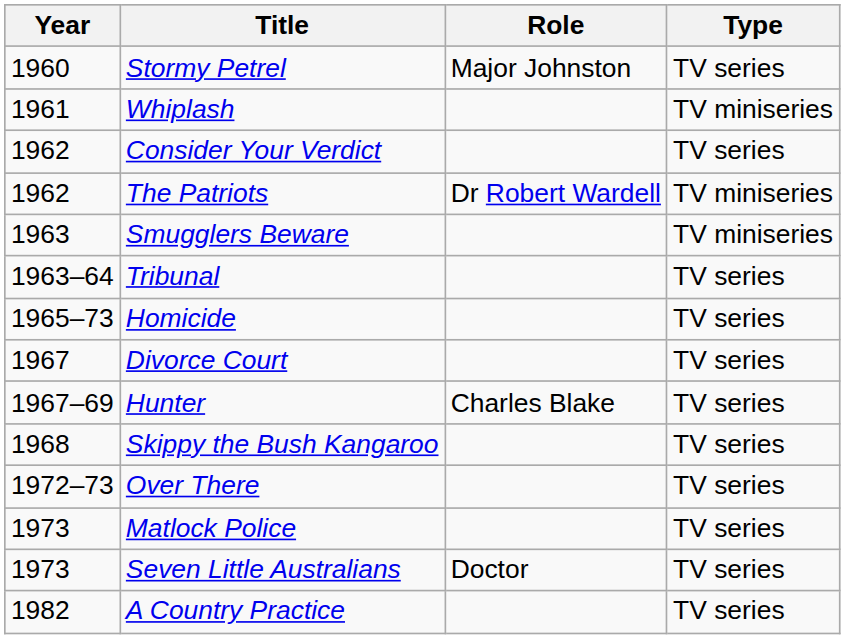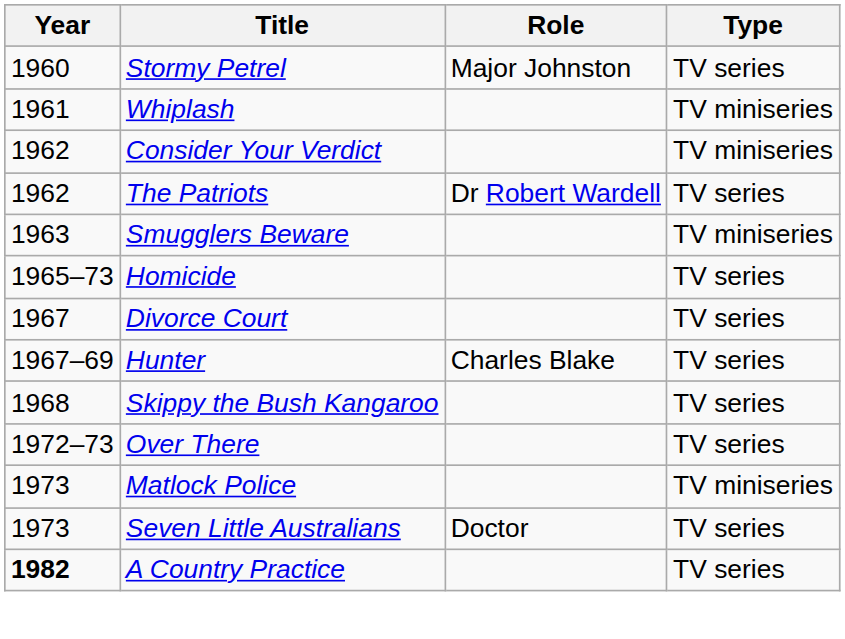(729, 151) TV series -> (753, 151) TV miniseries
(753, 192) TV miniseries -> (729, 192) TV series
- row: (173, 276)
(729, 527) TV series -> (753, 485) TV miniseries
(40, 611) normal -> (40, 569) bold
